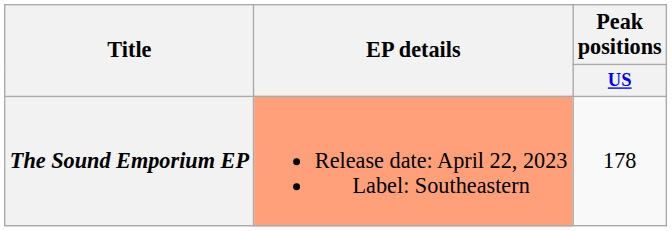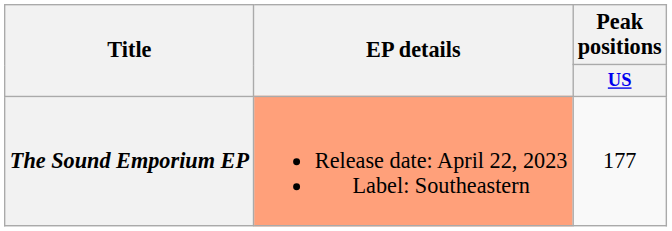(620, 160) 178 -> (620, 160) 177
